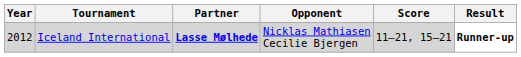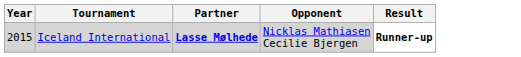- column: (414, 13)
(20, 37) 2012 -> (20, 37) 2015
